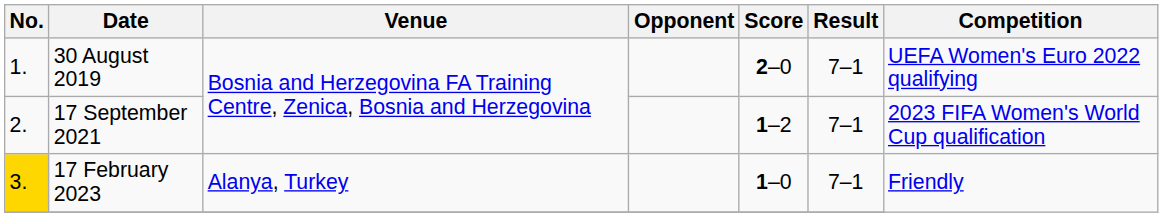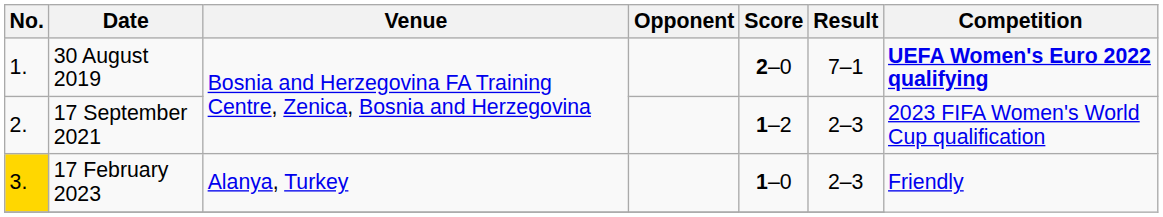(1014, 67) normal -> (1019, 67) bold
(846, 124) 7–1 -> (846, 124) 2–3
(846, 182) 7–1 -> (846, 182) 2–3
